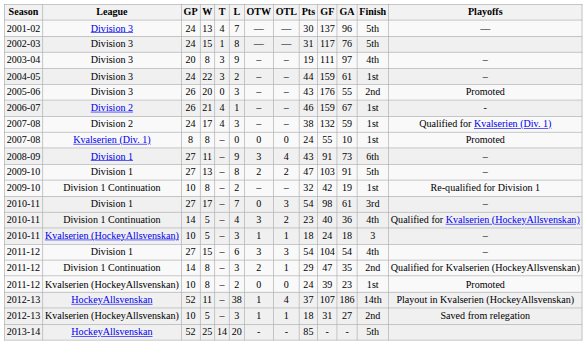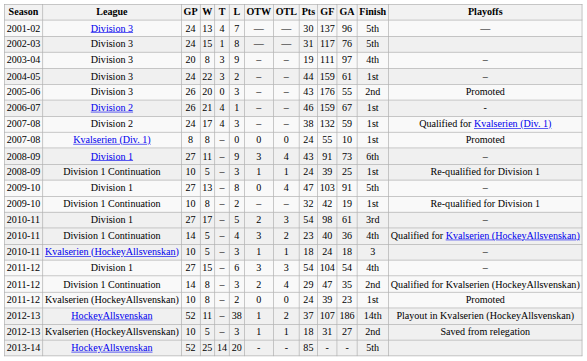+ row: (23, 172)
(259, 172) 2 -> (259, 188) 0
(286, 172) 2 -> (286, 188) 4
(237, 204) 7 -> (237, 220) 5
(259, 204) 0 -> (259, 220) 2
(286, 268) 1 -> (286, 284) 4
(286, 300) 4 -> (286, 316) 2
